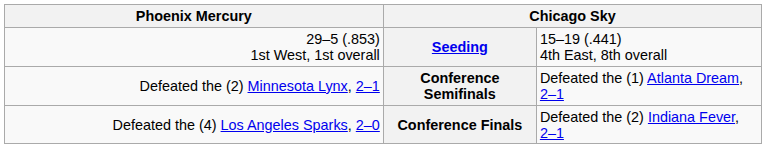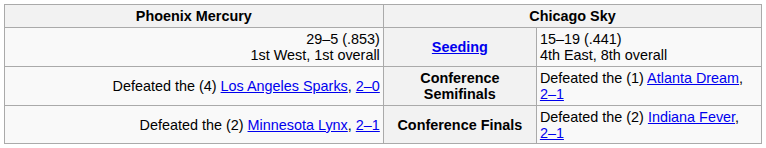(260, 86) Defeated the (2) Minnesota Lynx, 2–1 -> (246, 86) Defeated the (4) Los Angeles Sparks, 2–0
(246, 125) Defeated the (4) Los Angeles Sparks, 2–0 -> (260, 125) Defeated the (2) Minnesota Lynx, 2–1
